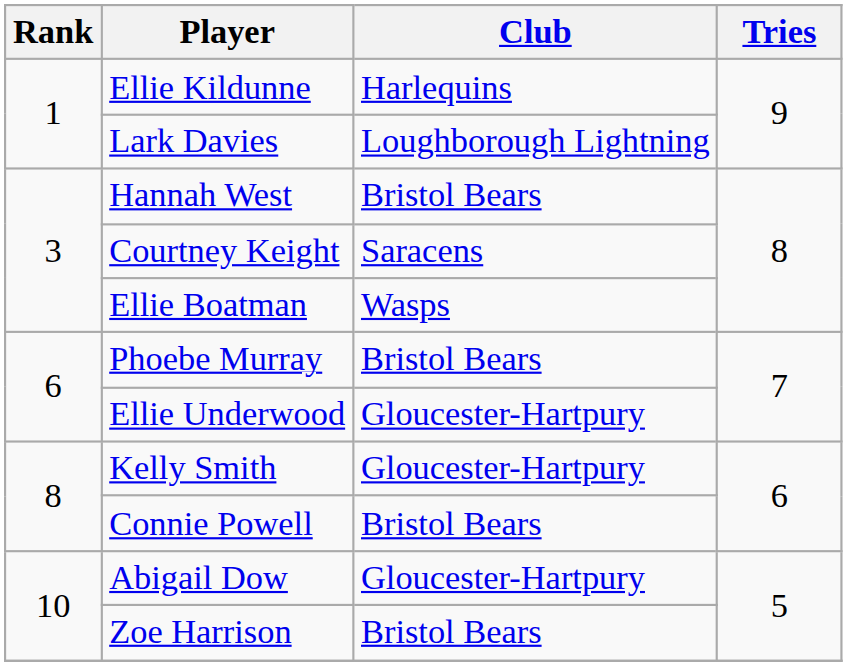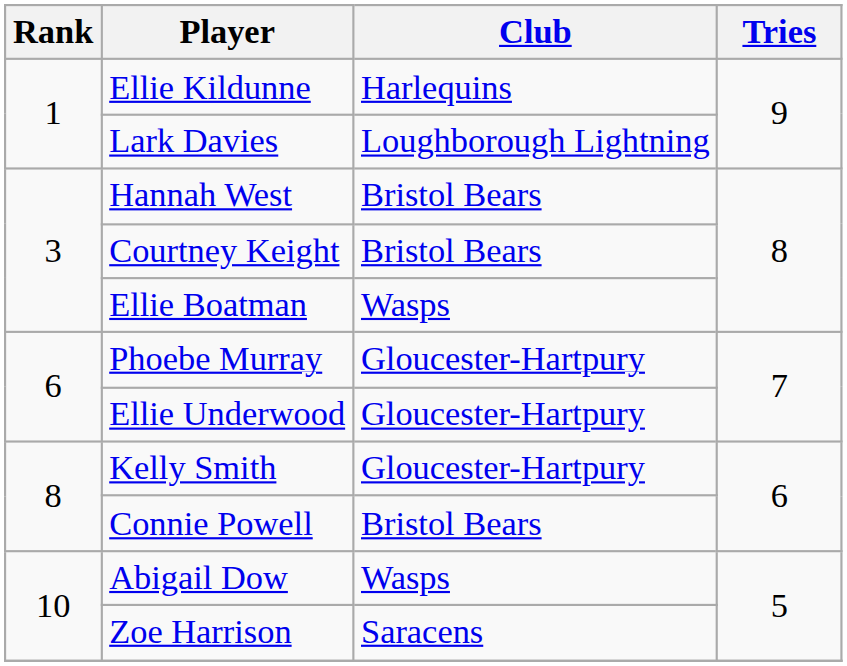(422, 250) Saracens -> (451, 250) Bristol Bears
(451, 359) Bristol Bears -> (503, 359) Gloucester-Hartpury
(503, 577) Gloucester-Hartpury -> (405, 577) Wasps
(451, 631) Bristol Bears -> (422, 631) Saracens
